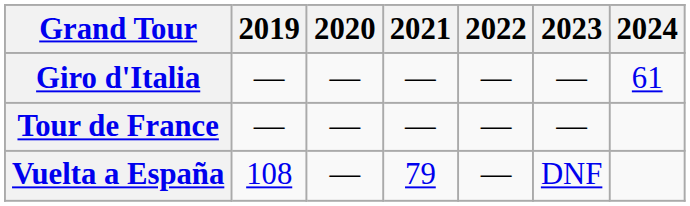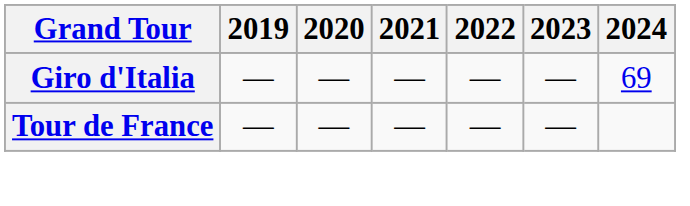(647, 77) 61 -> (636, 77) 69
- row: (118, 175)
